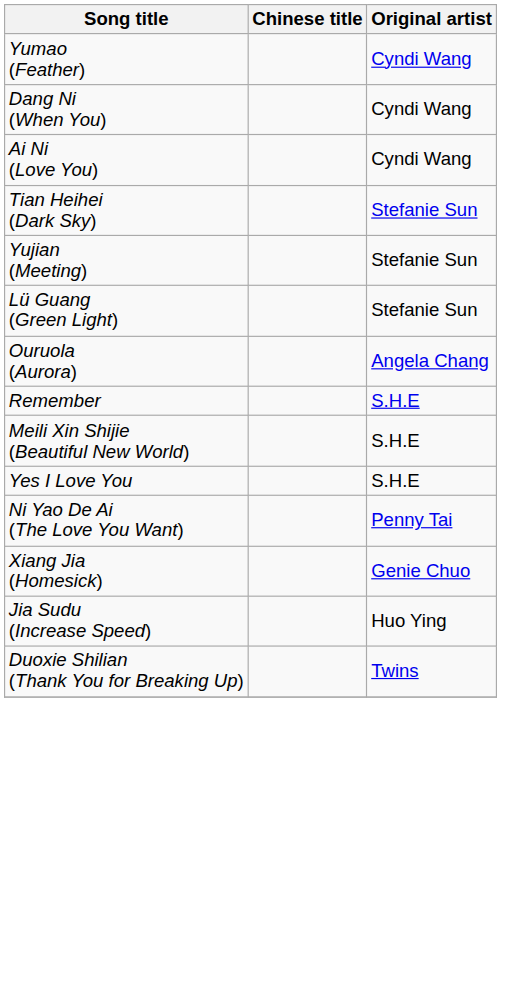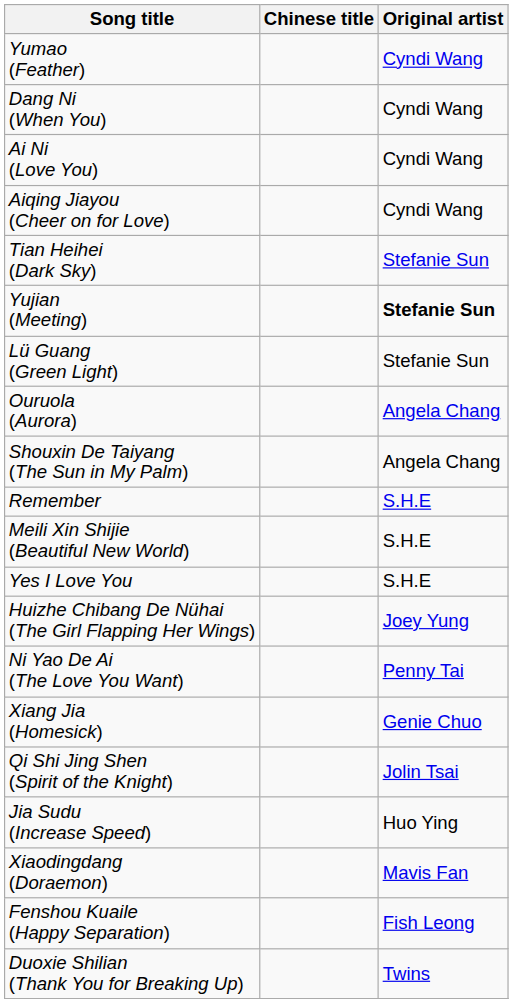+ row: (89, 210)
(424, 260) normal -> (439, 310) bold
+ row: (99, 461)
+ row: (132, 621)
+ row: (91, 772)
+ row: (66, 872)
+ row: (89, 923)
